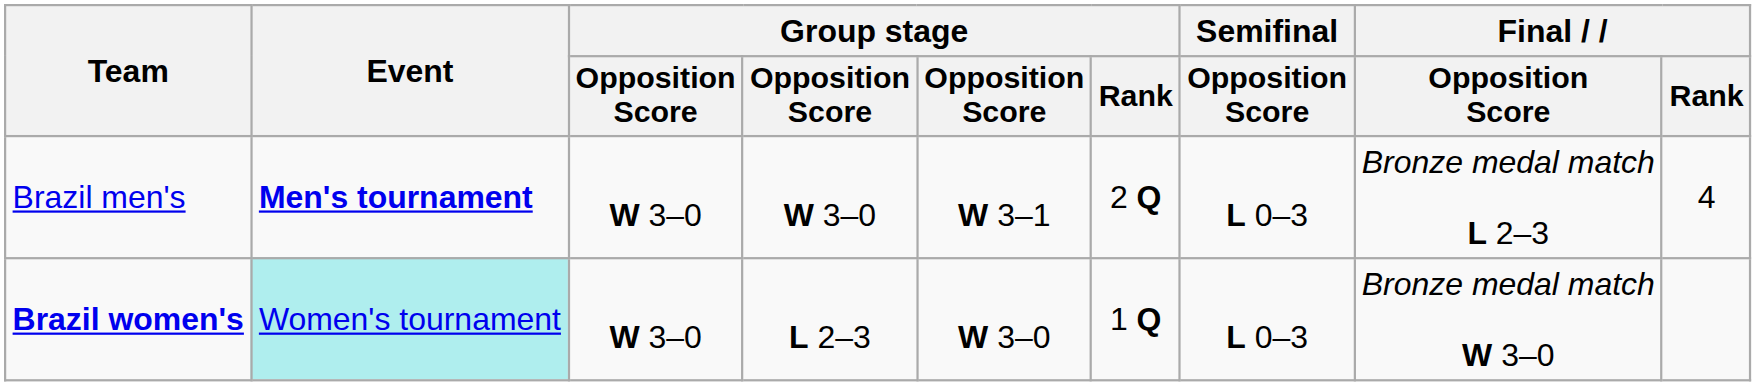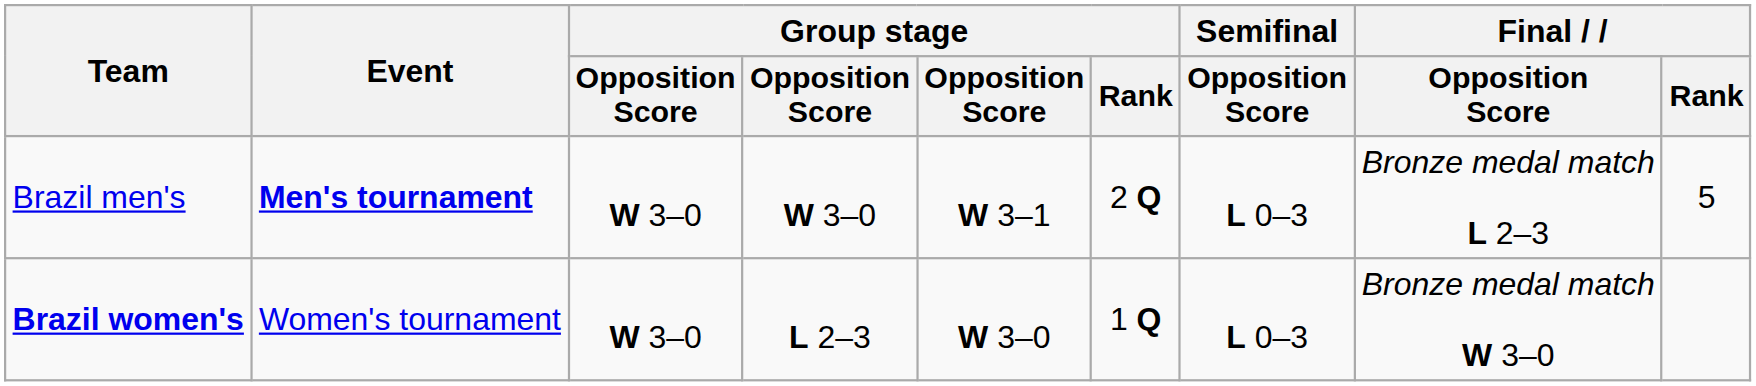(1707, 198) 4 -> (1707, 198) 5
(410, 319) paleturquoise background -> (410, 319) no background
